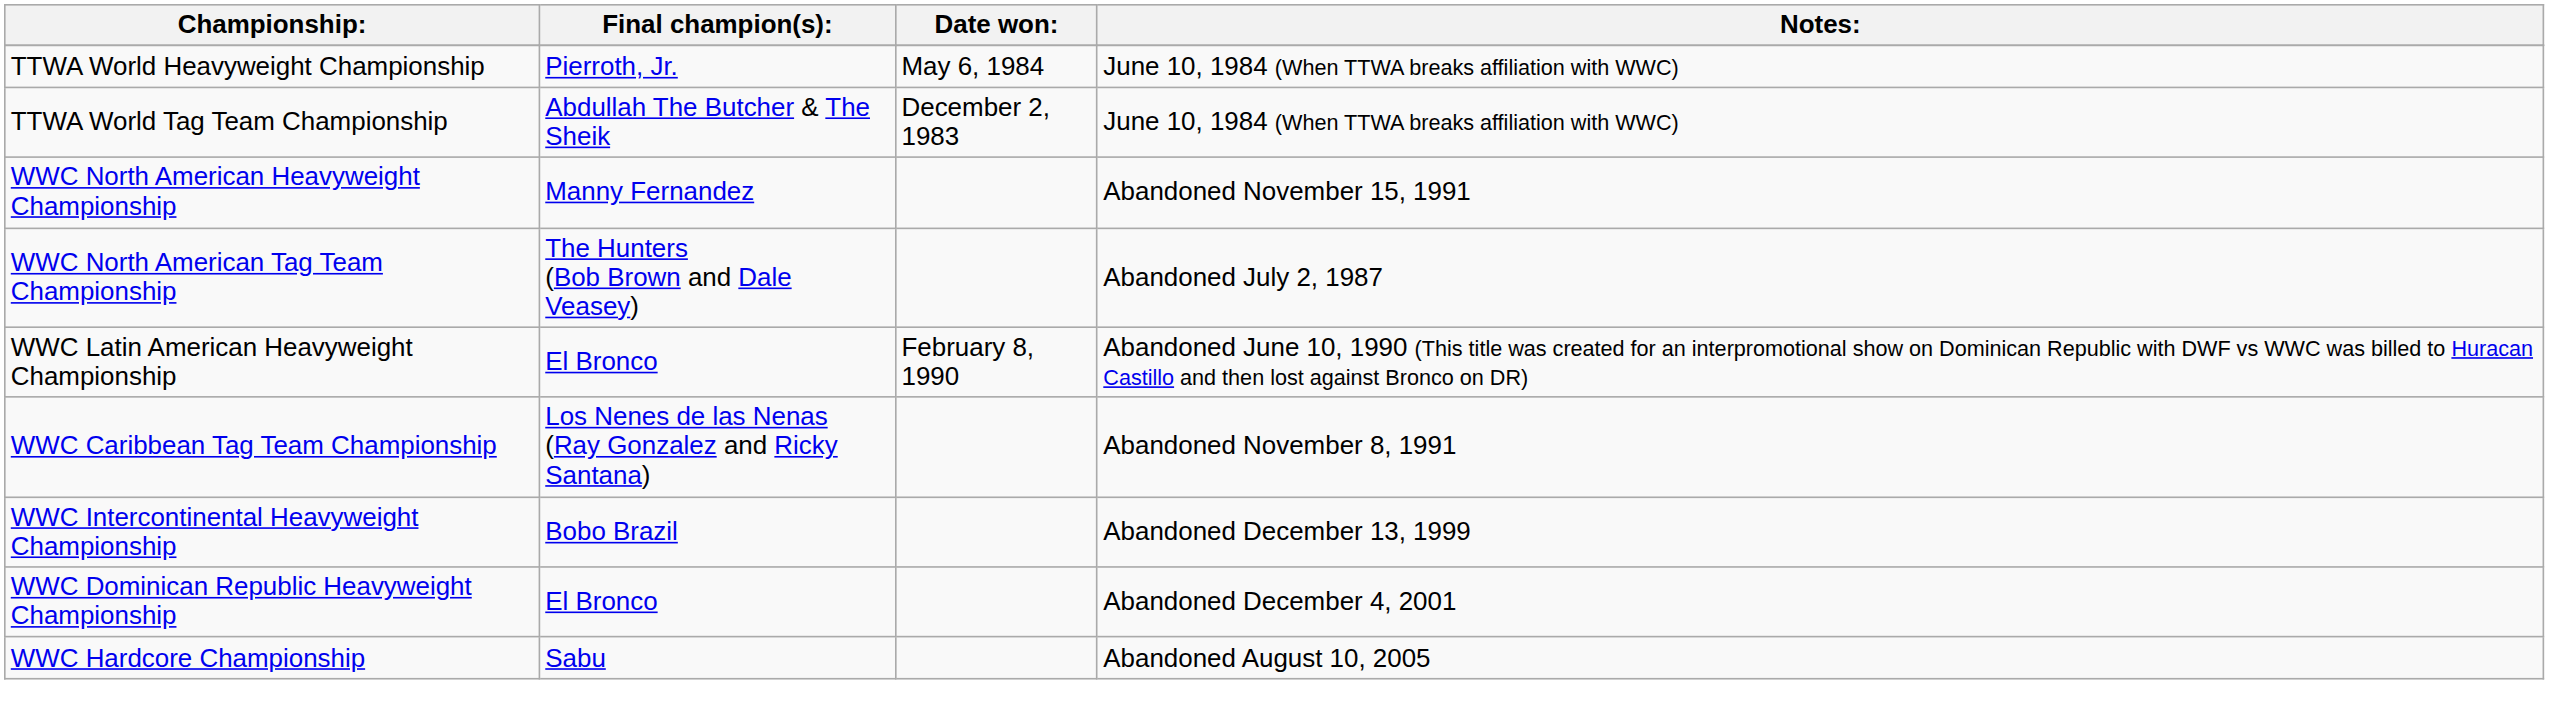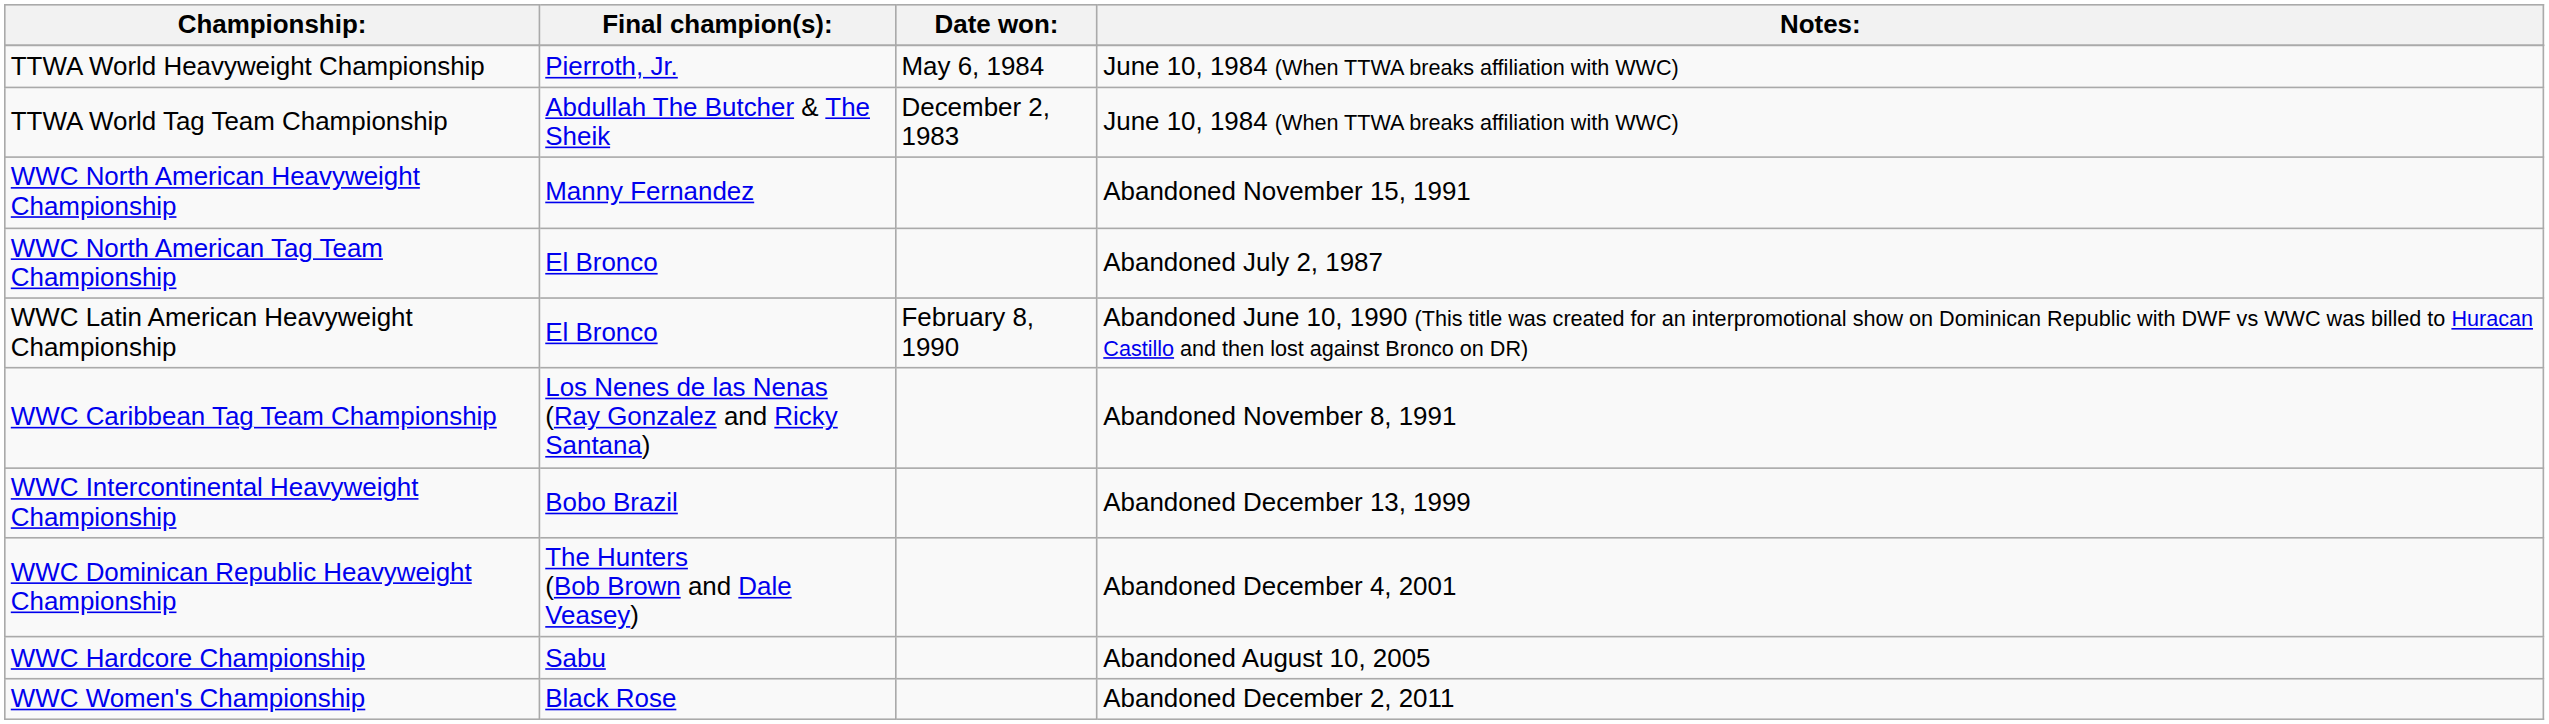(668, 276) The Hunters (Bob Brown and Dale Veasey) -> (601, 262) El Bronco
(601, 601) El Bronco -> (668, 587) The Hunters (Bob Brown and Dale Veasey)
+ row: (188, 698)
